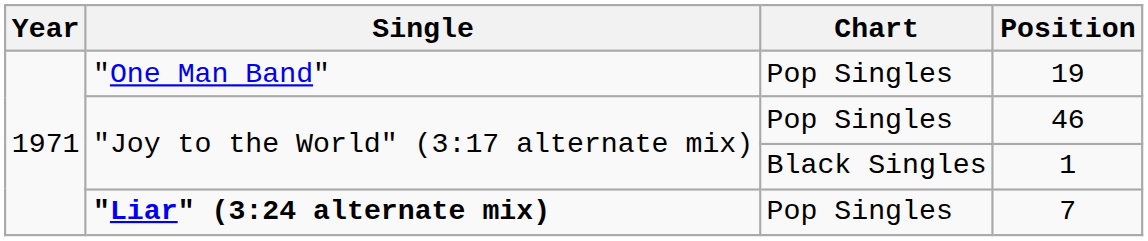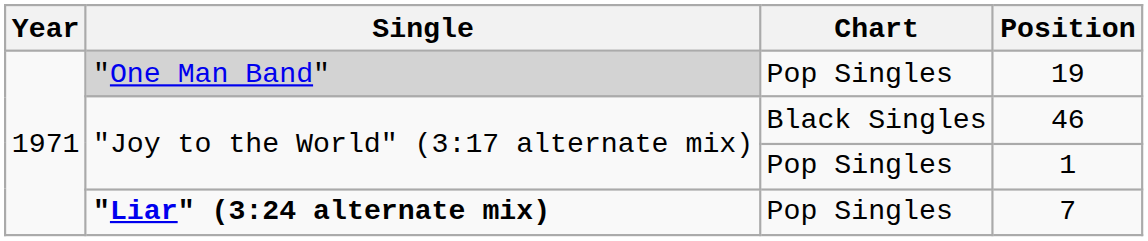(212, 74) no background -> (212, 74) lightgrey background
(860, 120) Pop Singles -> (877, 120) Black Singles
(877, 166) Black Singles -> (860, 166) Pop Singles
